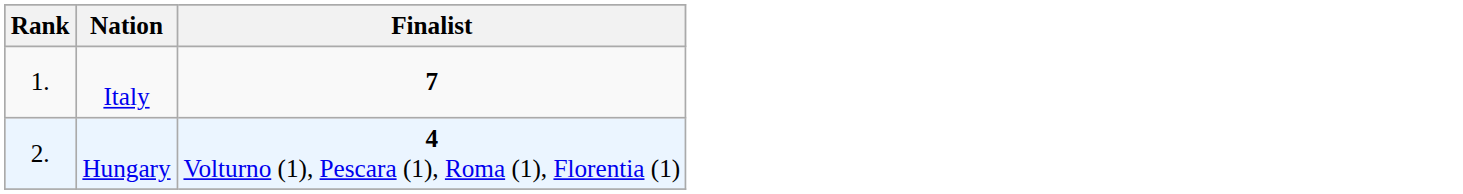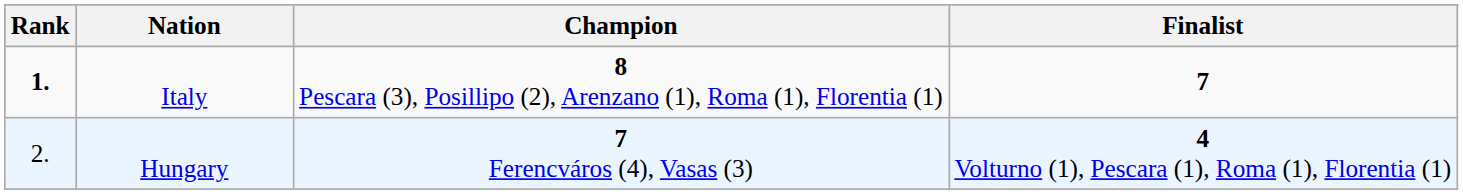+ column: (621, 25)
(40, 82) normal -> (40, 82) bold
